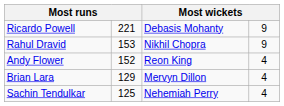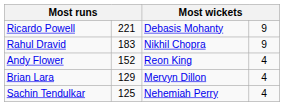(127, 45) 153 -> (127, 45) 183
